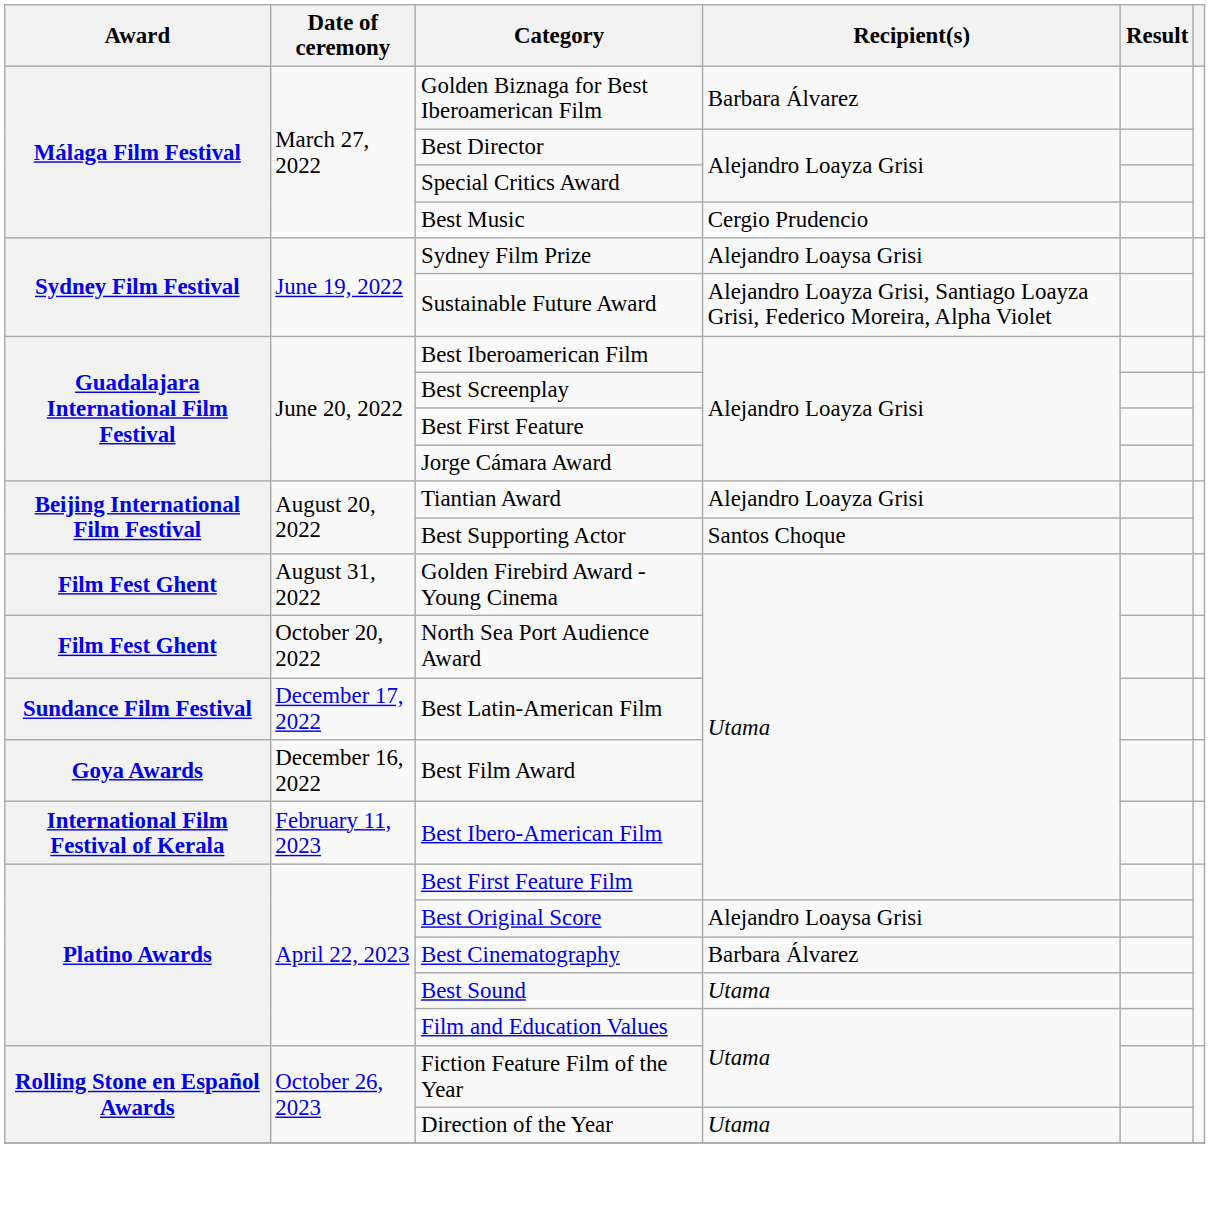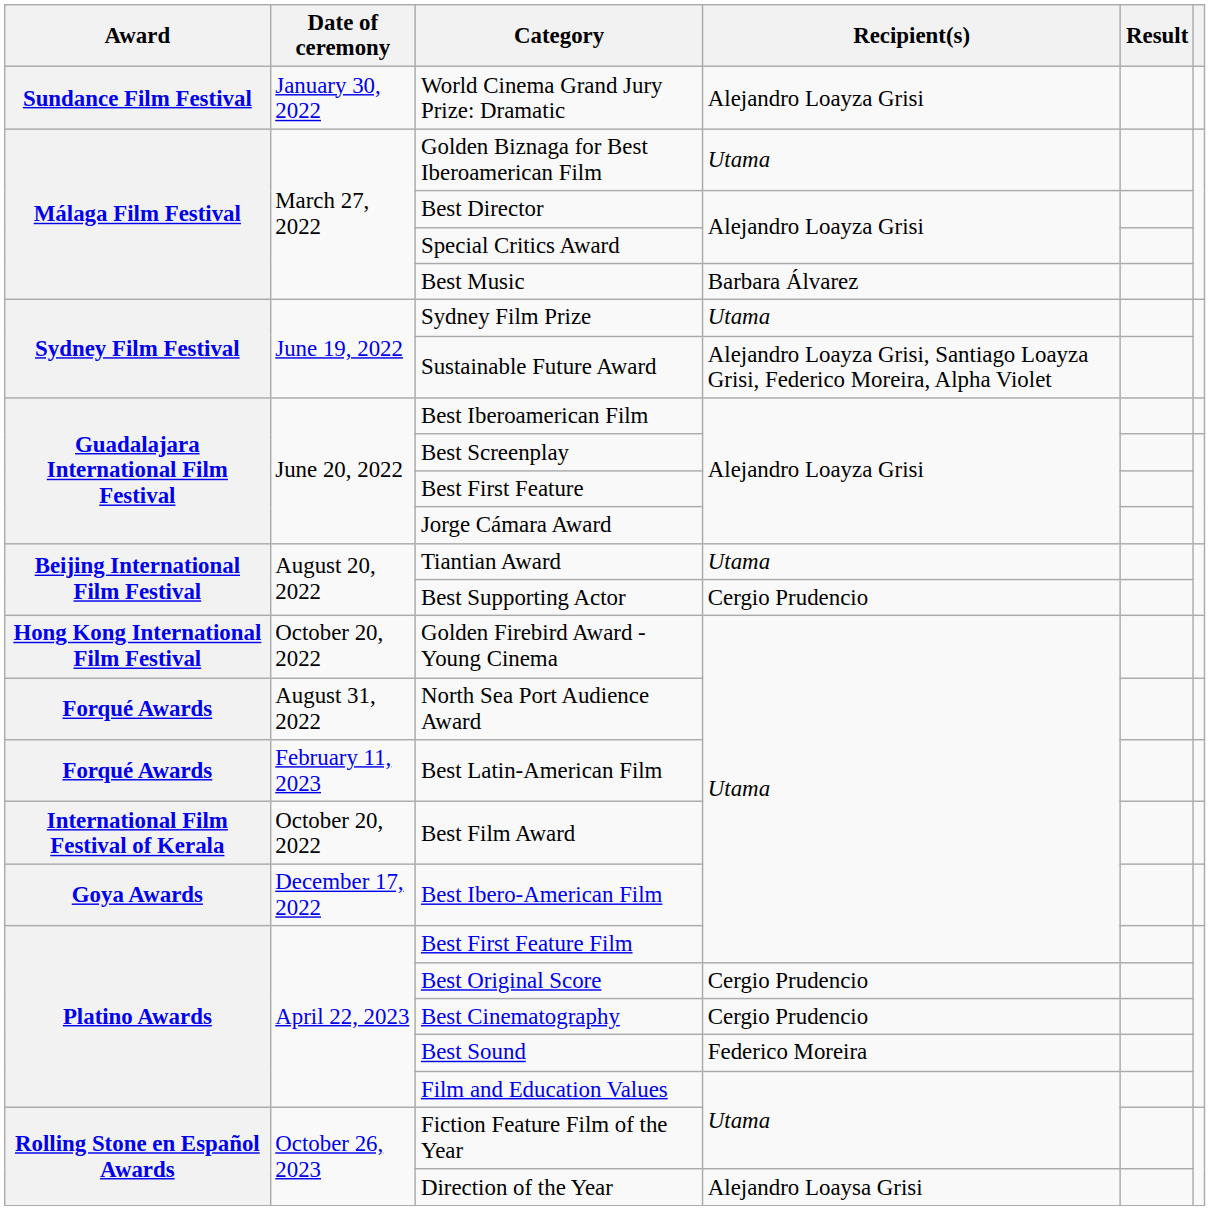+ row: (542, 97)
(783, 97) Barbara Álvarez -> (739, 159) Utama
(788, 219) Cergio Prudencio -> (783, 281) Barbara Álvarez
(815, 255) Alejandro Loaysa Grisi -> (739, 317) Utama
(816, 499) Alejandro Loayza Grisi -> (739, 561) Utama
(777, 535) Santos Choque -> (788, 597) Cergio Prudencio
(137, 584) Film Fest Ghent -> (137, 646) Hong Kong International Film Festival
(325, 584) August 31, 2022 -> (329, 646) October 20, 2022
(137, 646) Film Fest Ghent -> (137, 708) Forqué Awards
(329, 646) October 20, 2022 -> (325, 708) August 31, 2022
(137, 708) Sundance Film Festival -> (137, 770) Forqué Awards
(339, 708) December 17, 2022 -> (333, 770) February 11, 2023
(137, 770) Goya Awards -> (137, 832) International Film Festival of Kerala
(339, 770) December 16, 2022 -> (329, 832) October 20, 2022
(137, 832) International Film Festival of Kerala -> (137, 894) Goya Awards
(333, 832) February 11, 2023 -> (339, 894) December 17, 2022
(815, 918) Alejandro Loaysa Grisi -> (788, 980) Cergio Prudencio
(783, 954) Barbara Álvarez -> (788, 1016) Cergio Prudencio
(739, 990) Utama -> (788, 1052) Federico Moreira
(739, 1125) Utama -> (815, 1187) Alejandro Loaysa Grisi
